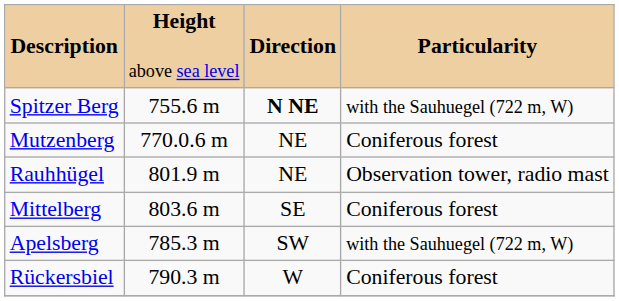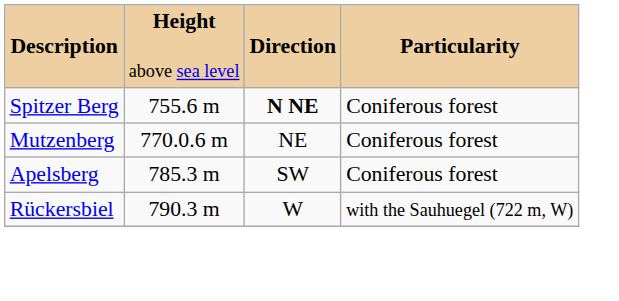(460, 106) with the Sauhuegel (722 m, W) -> (422, 105) Coniferous forest
- row: (57, 174)
- row: (55, 208)
(460, 244) with the Sauhuegel (722 m, W) -> (422, 174) Coniferous forest
(422, 277) Coniferous forest -> (460, 210) with the Sauhuegel (722 m, W)
